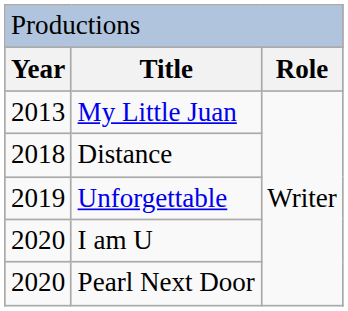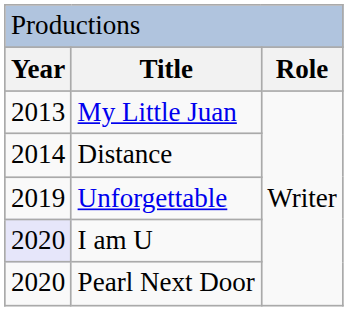(38, 154) 2018 -> (38, 154) 2014
(38, 240) no background -> (38, 240) lavender background
